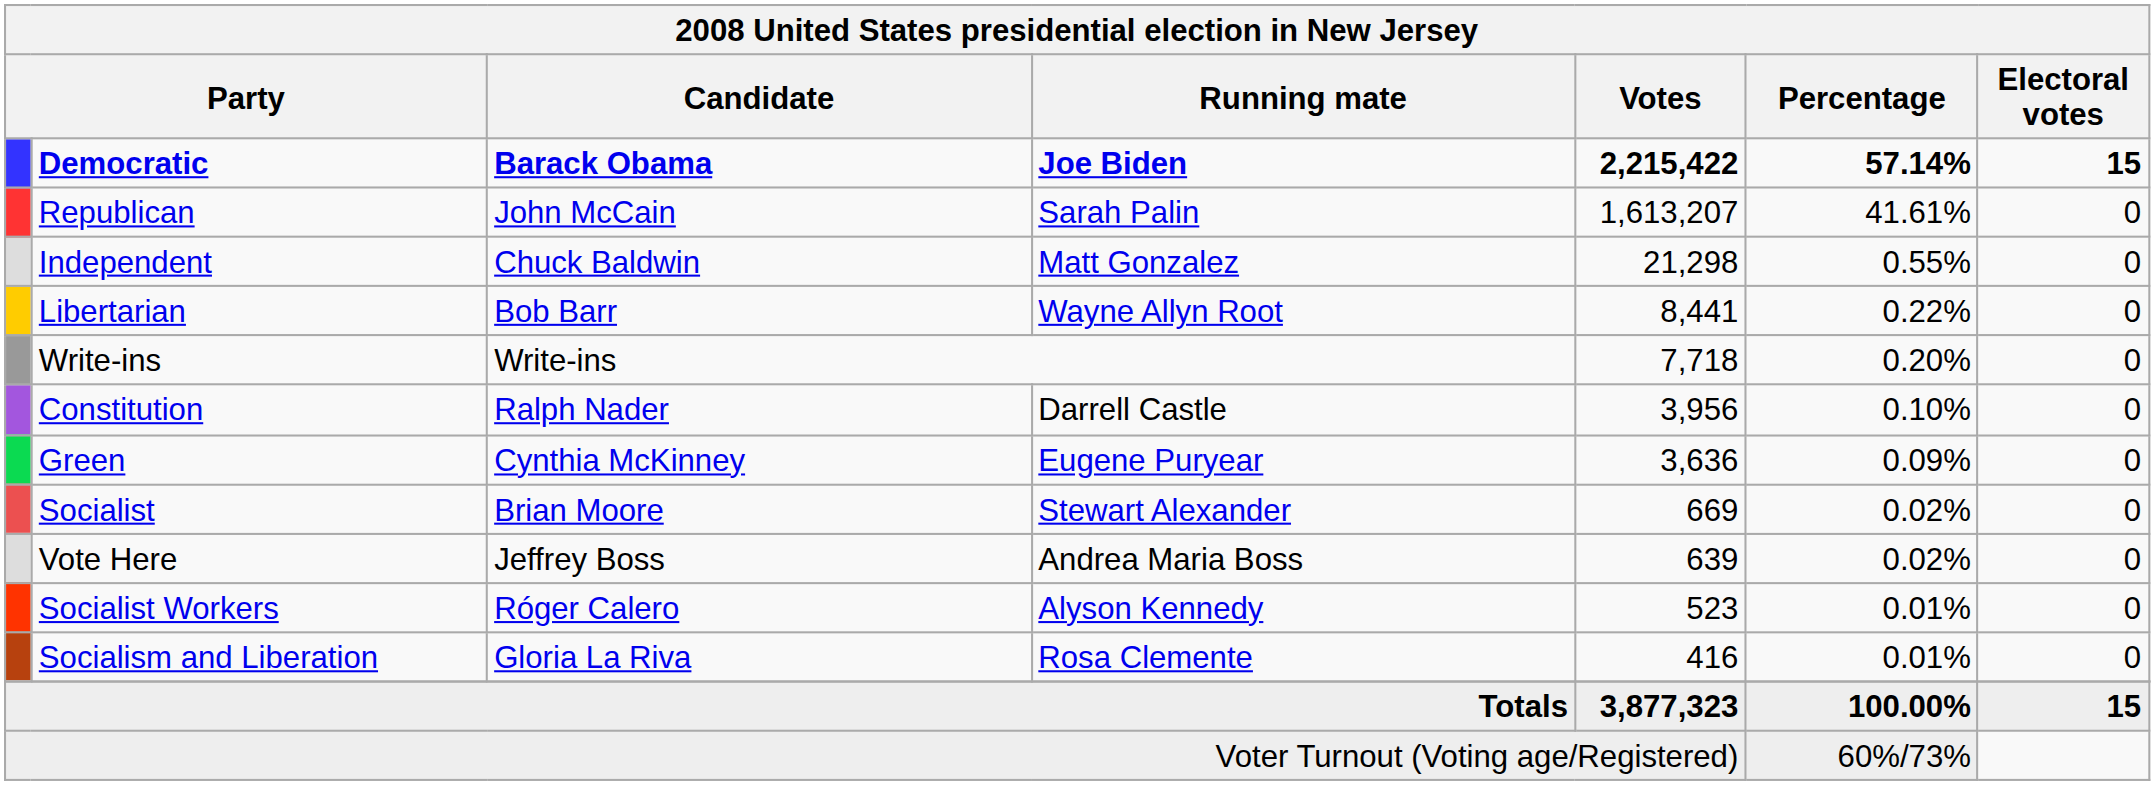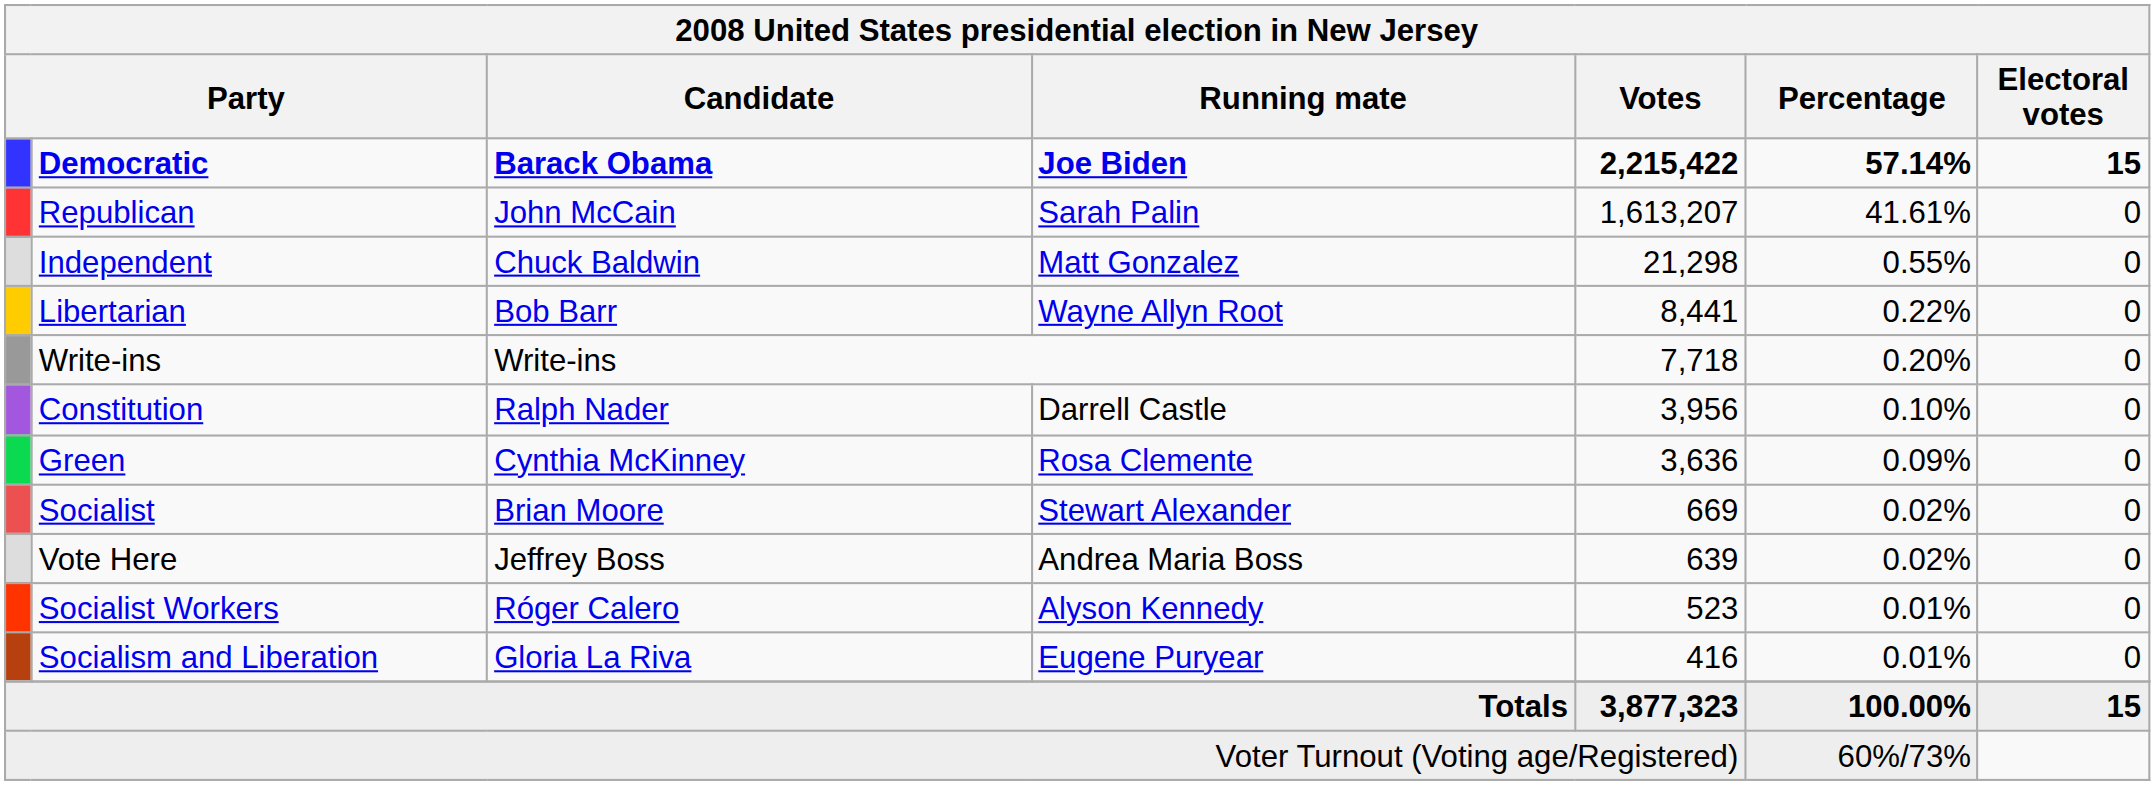(1151, 459) Eugene Puryear -> (1146, 459) Rosa Clemente
(1146, 657) Rosa Clemente -> (1151, 657) Eugene Puryear
